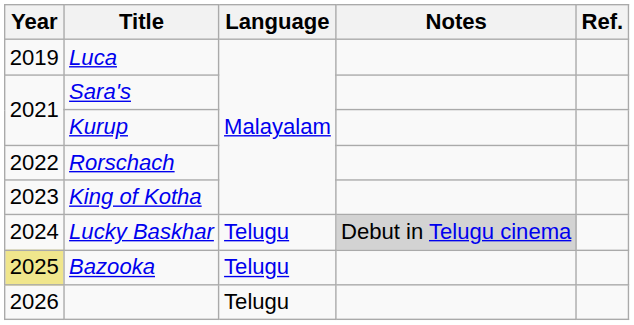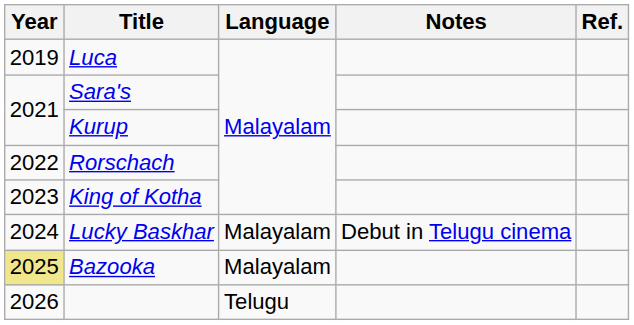(257, 232) Telugu -> (277, 232) Malayalam
(456, 232) lightgrey background -> (456, 232) no background
(257, 267) Telugu -> (277, 267) Malayalam
